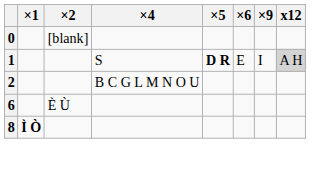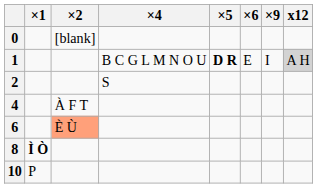(99, 60) S -> (154, 60) B C G L M N O U
(147, 82) B C G L M N O U -> (106, 82) S
+ row: (15, 104)
(59, 104) no background -> (66, 127) lightsalmon background
+ row: (15, 171)
